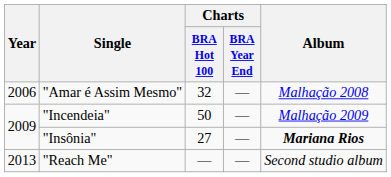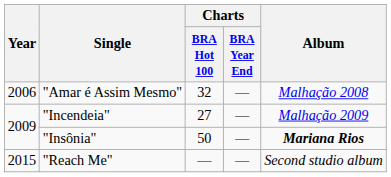(204, 115) 50 -> (204, 115) 27
(204, 138) 27 -> (204, 138) 50
(22, 160) 2013 -> (22, 160) 2015
